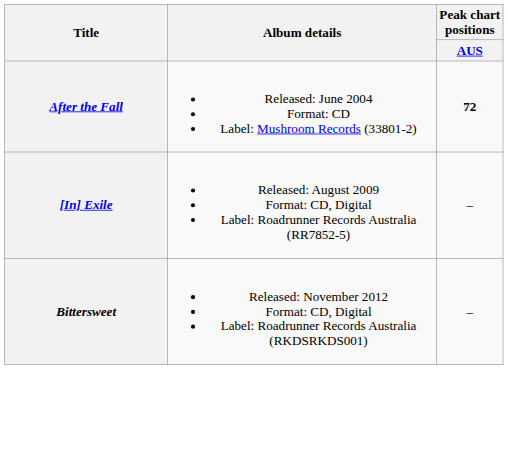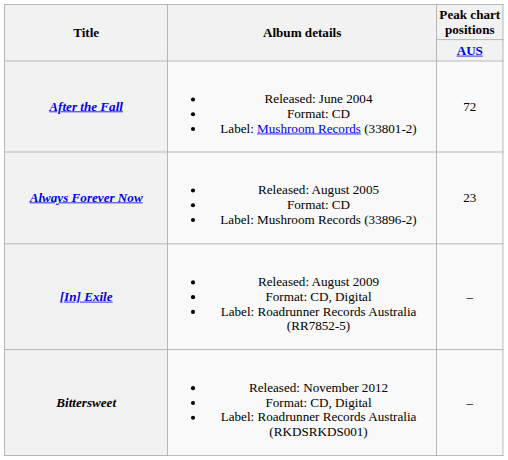(470, 106) bold -> (470, 106) normal
+ row: (86, 197)
